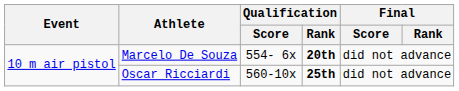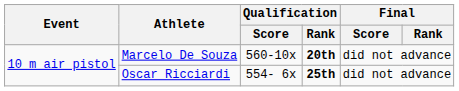(271, 55) 554- 6x -> (271, 55) 560-10x
(271, 75) 560-10x -> (271, 75) 554- 6x
